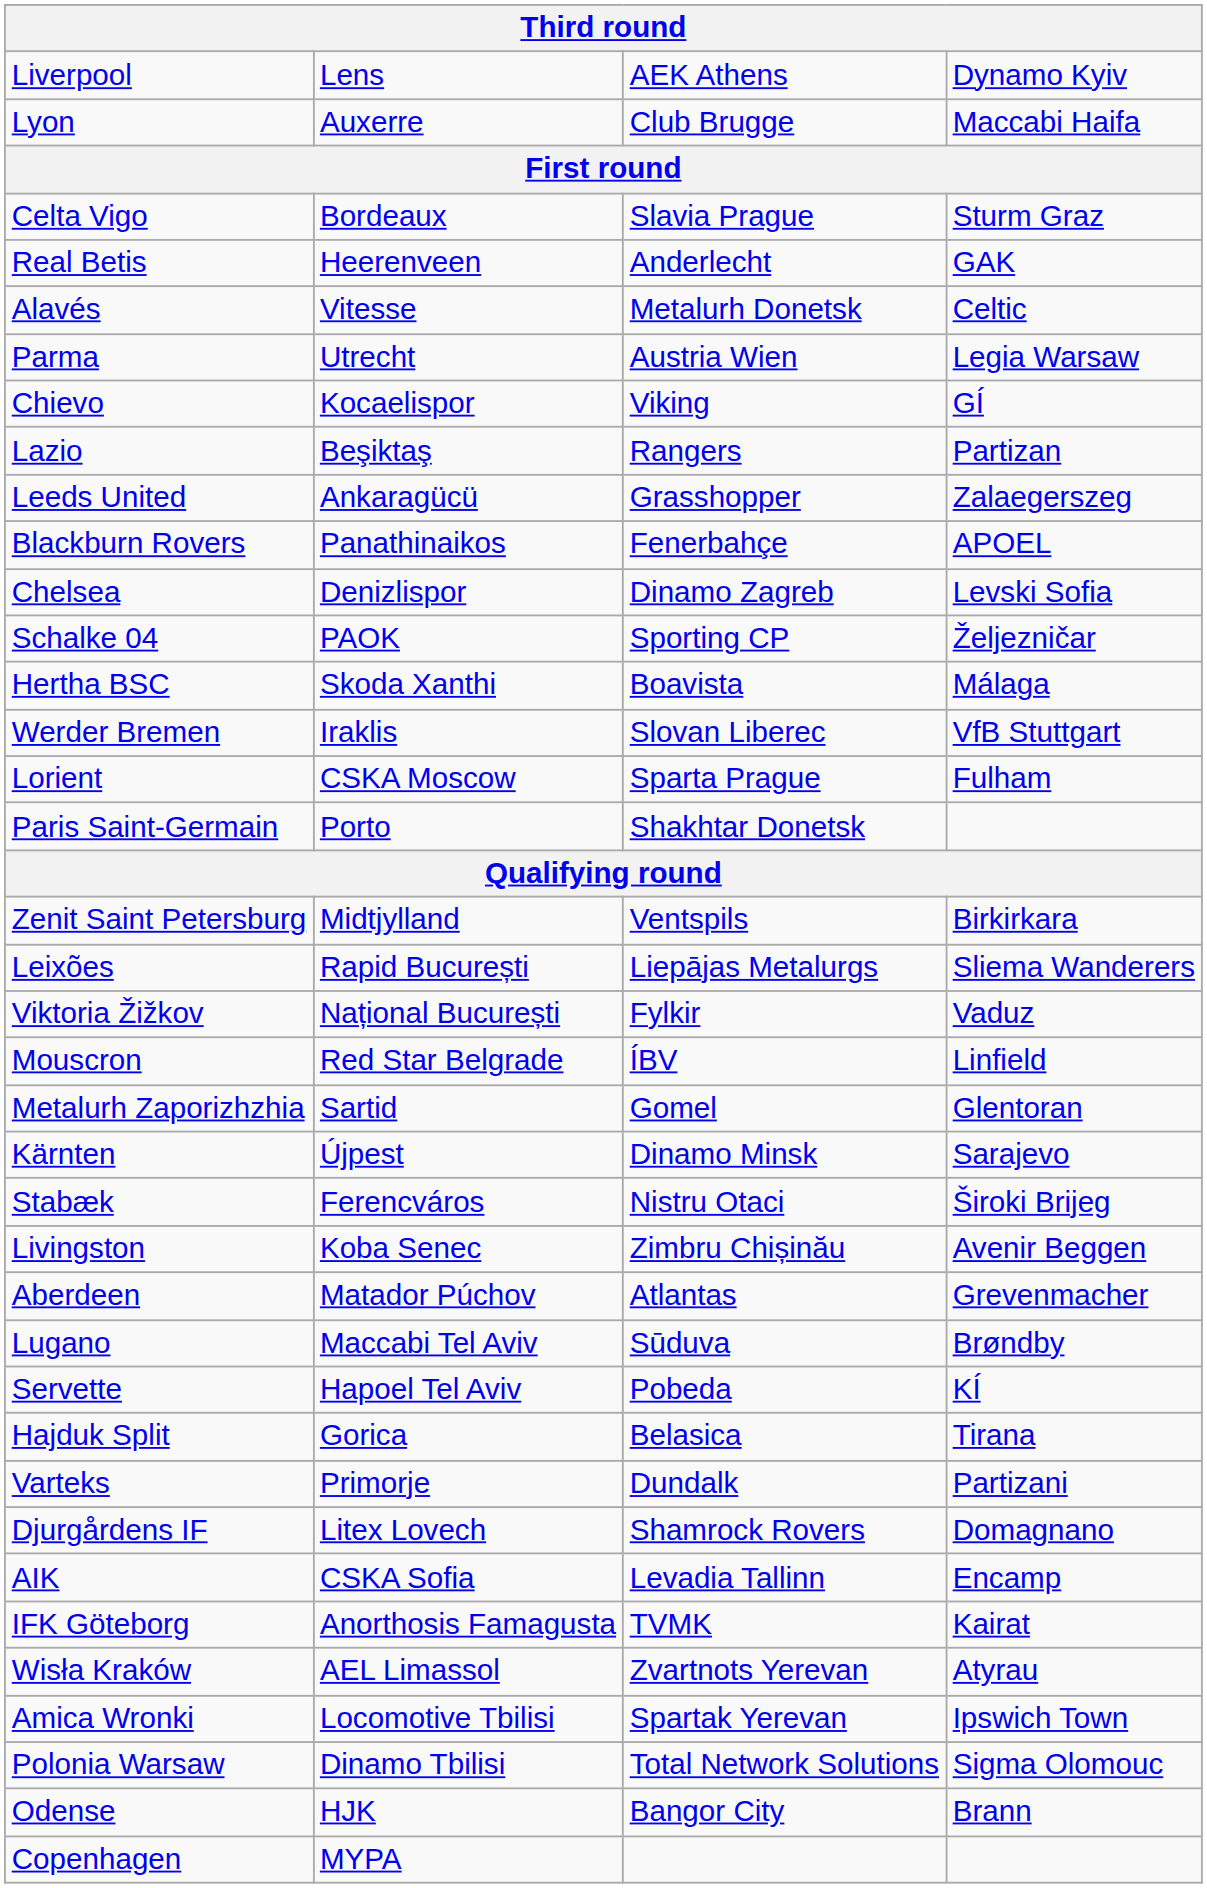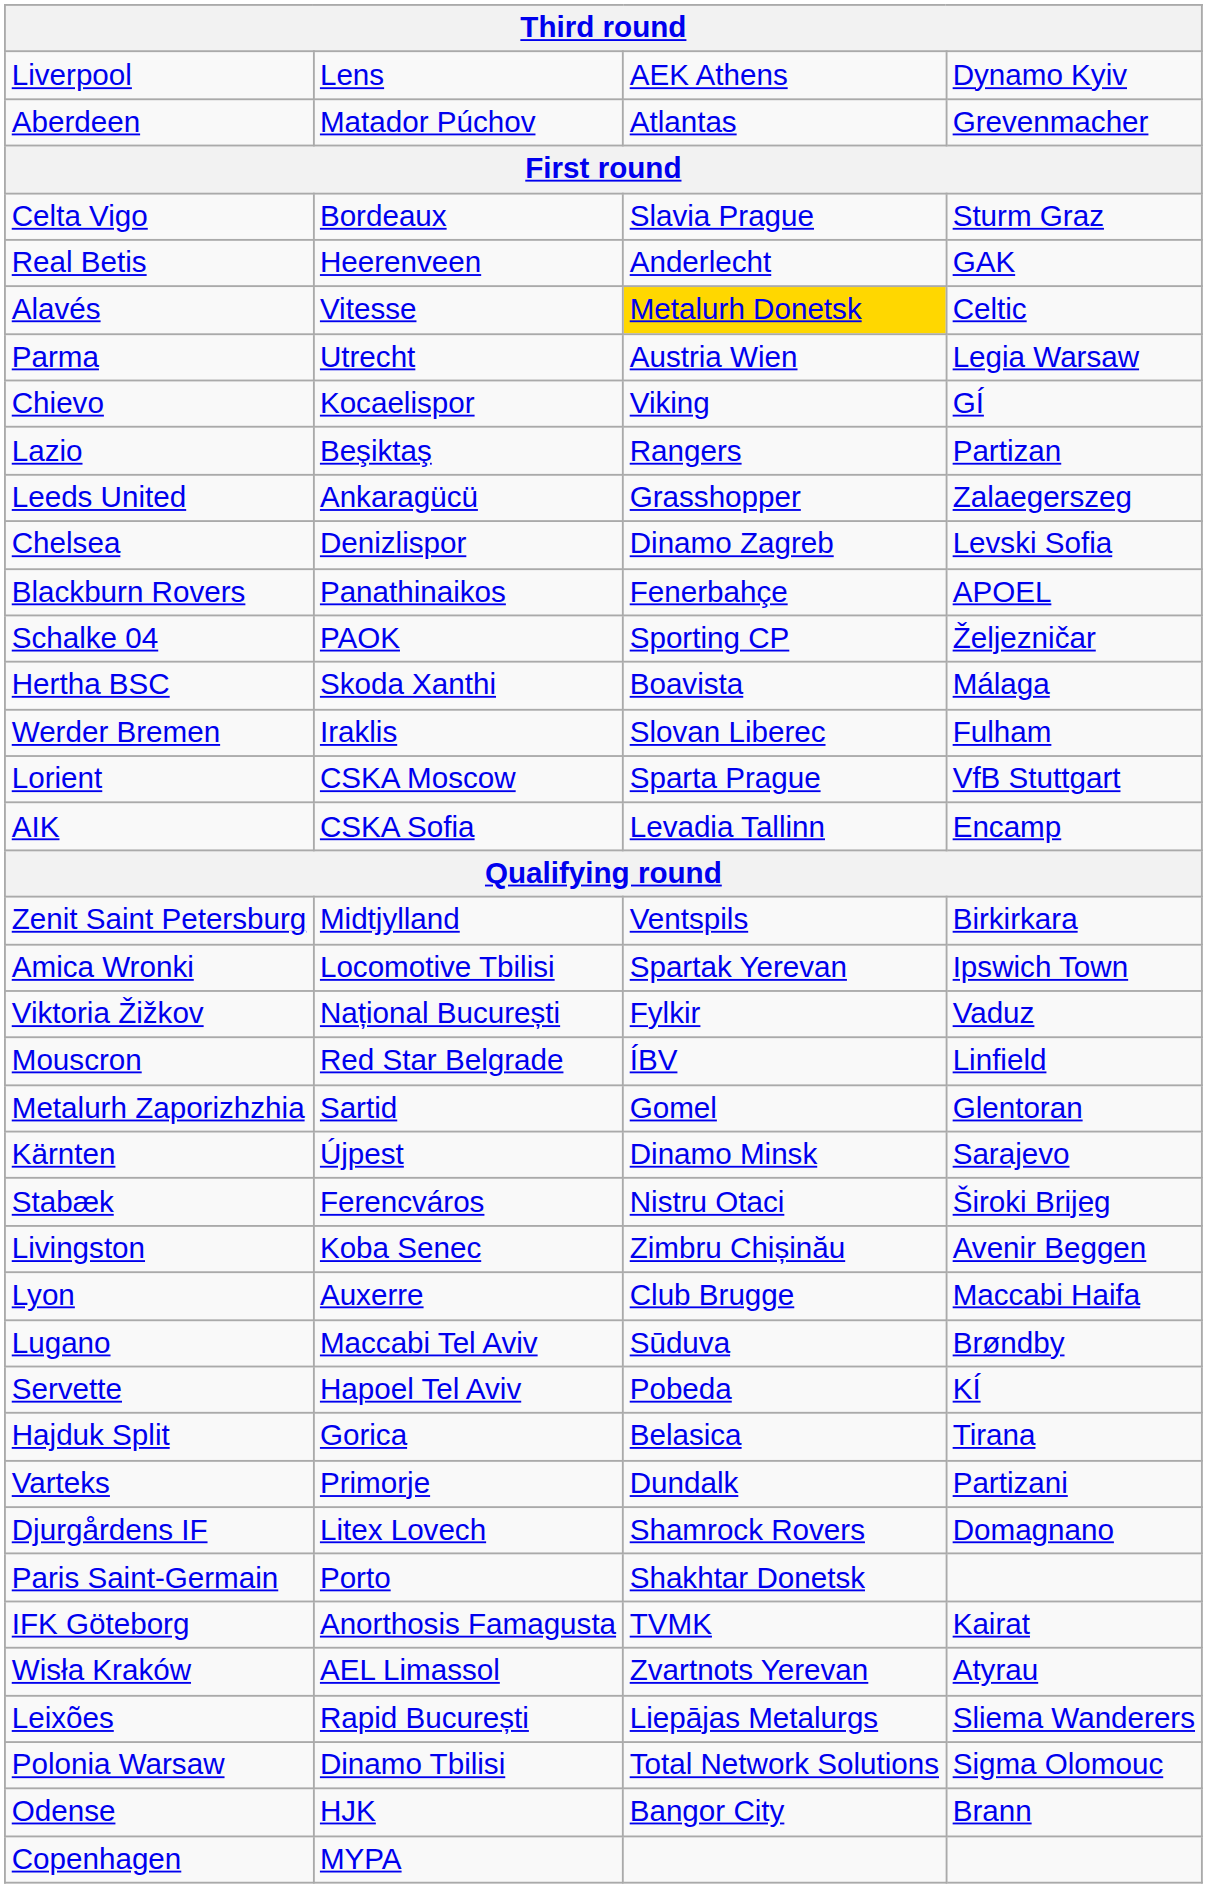rows swapped: (43, 121) <-> (76, 1295)
(746, 309) no background -> (746, 309) gold background
rows swapped: (66, 591) <-> (129, 544)
(1037, 732) VfB Stuttgart -> (1002, 732) Fulham
(1002, 779) Fulham -> (1037, 779) VfB Stuttgart
rows swapped: (145, 826) <-> (36, 1577)
rows swapped: (63, 966) <-> (103, 1717)
